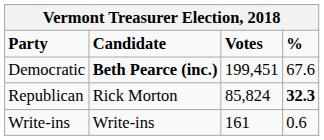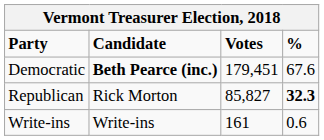(252, 69) 199,451 -> (252, 69) 179,451
(248, 95) 85,824 -> (248, 95) 85,827
